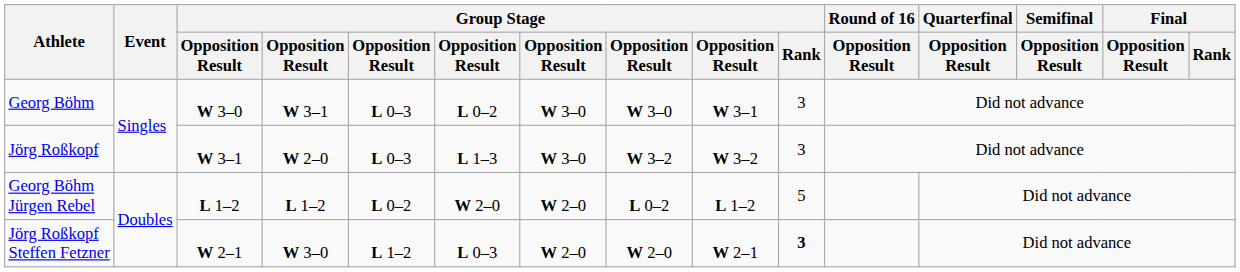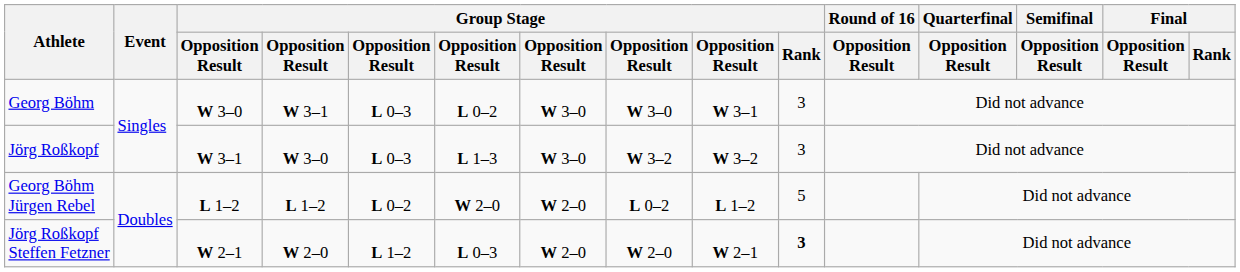(305, 159) W 2–0 -> (305, 159) W 3–0
(305, 252) W 3–0 -> (305, 252) W 2–0
